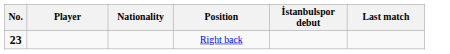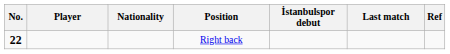+ column: (435, 17)
(16, 39) 23 -> (16, 39) 22
